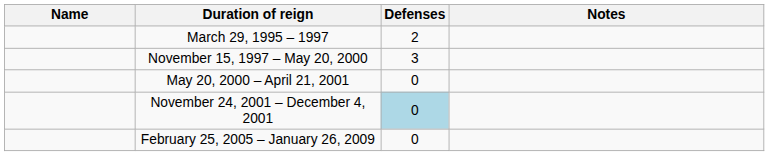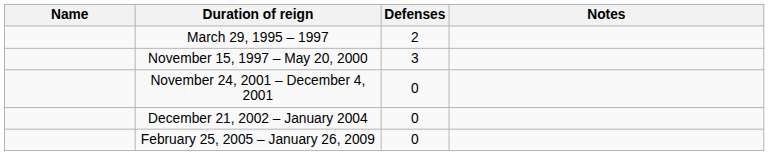- row: (258, 80)
(415, 110) lightblue background -> (415, 88) no background
+ row: (258, 118)
